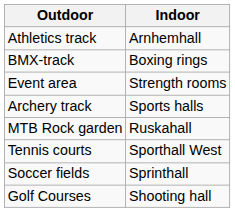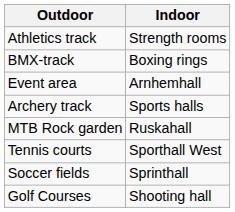(165, 38) Arnhemhall -> (178, 38) Strength rooms
(178, 83) Strength rooms -> (165, 83) Arnhemhall
